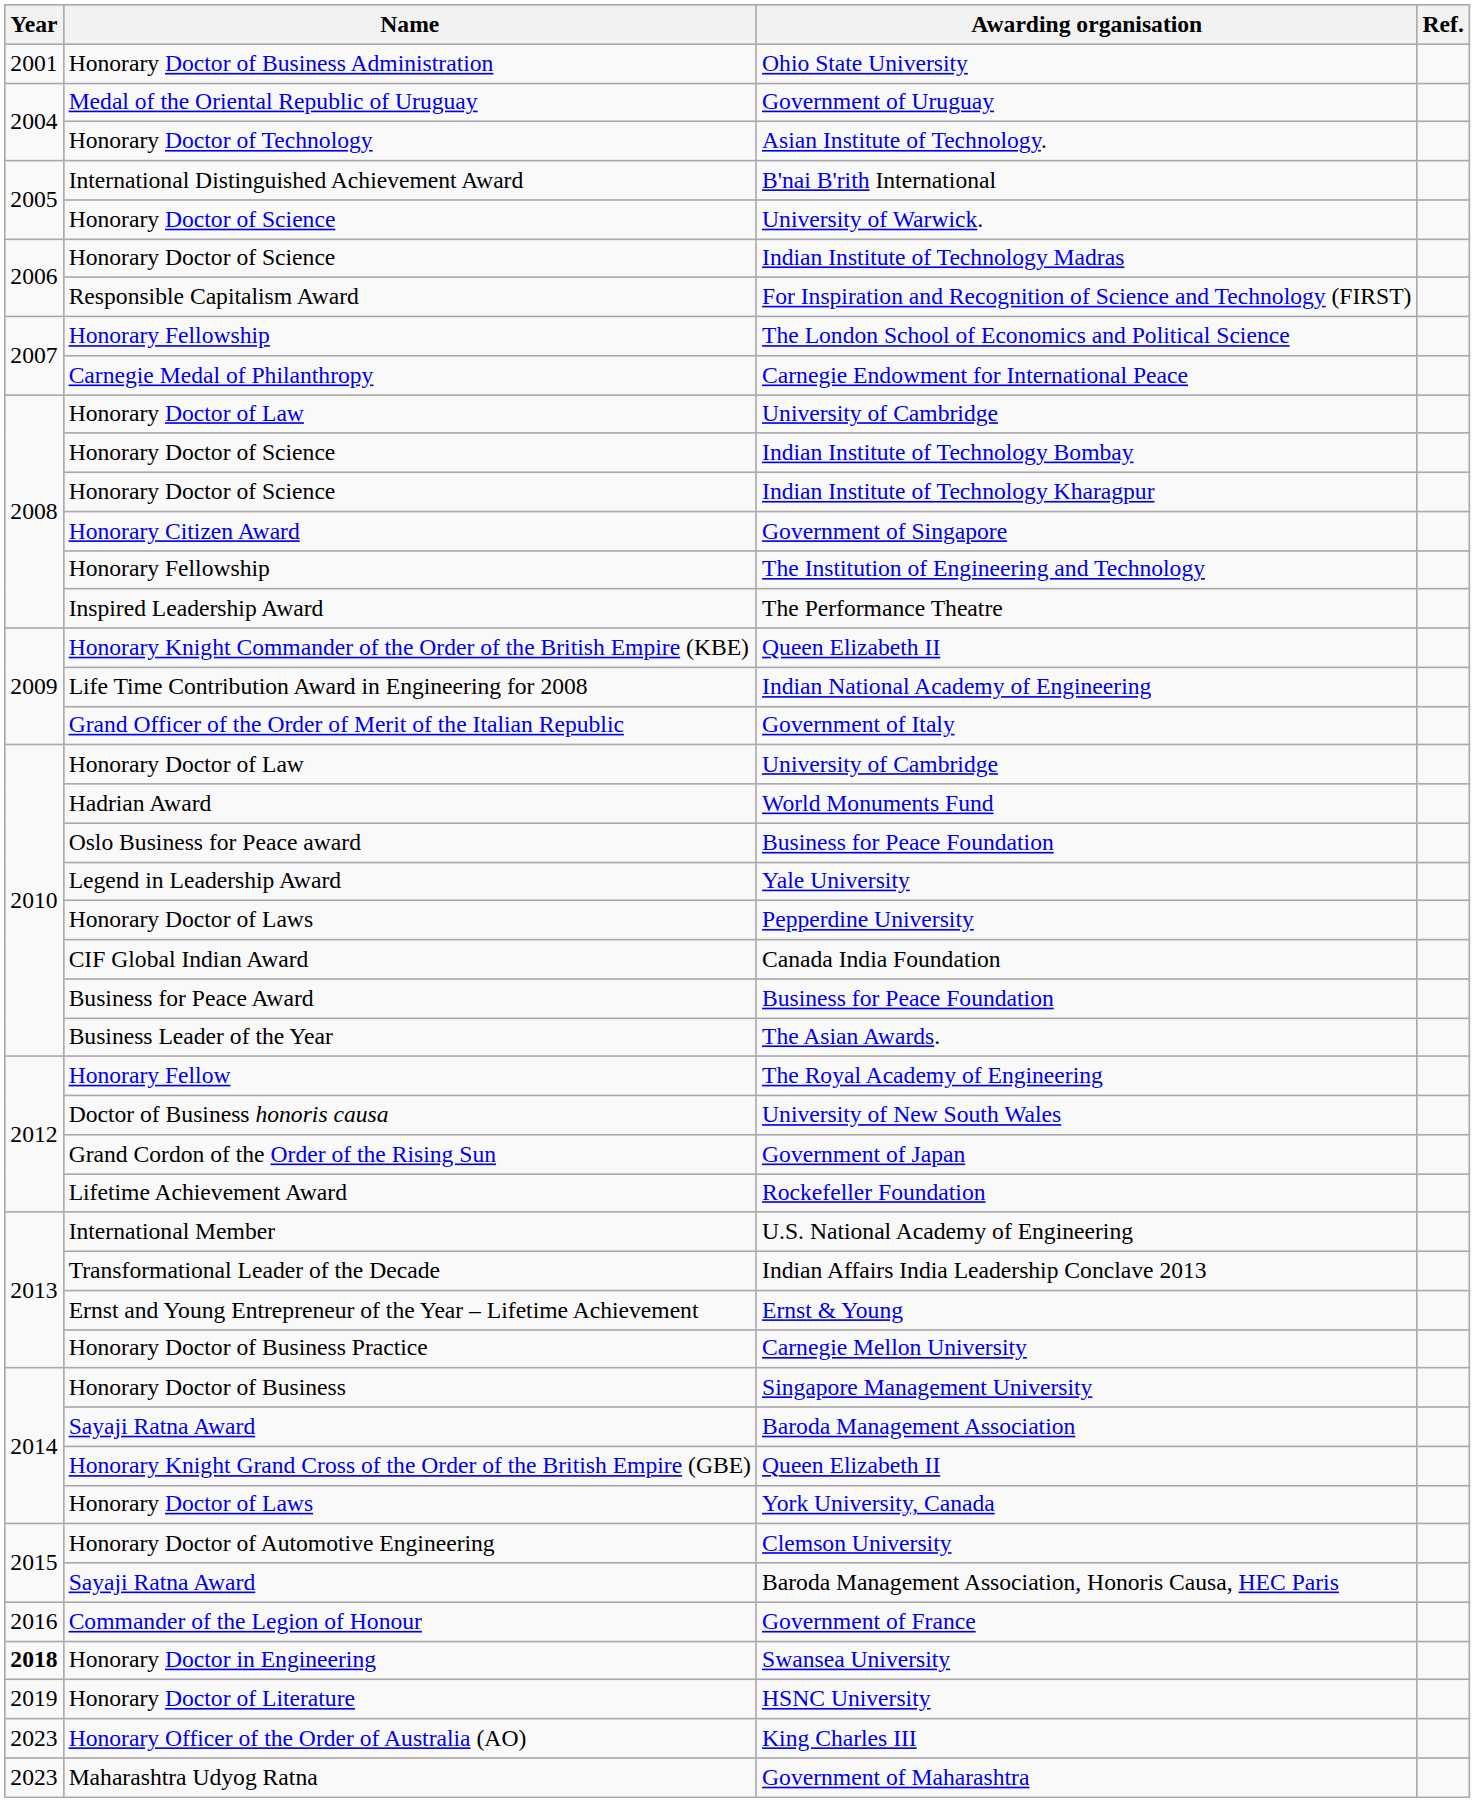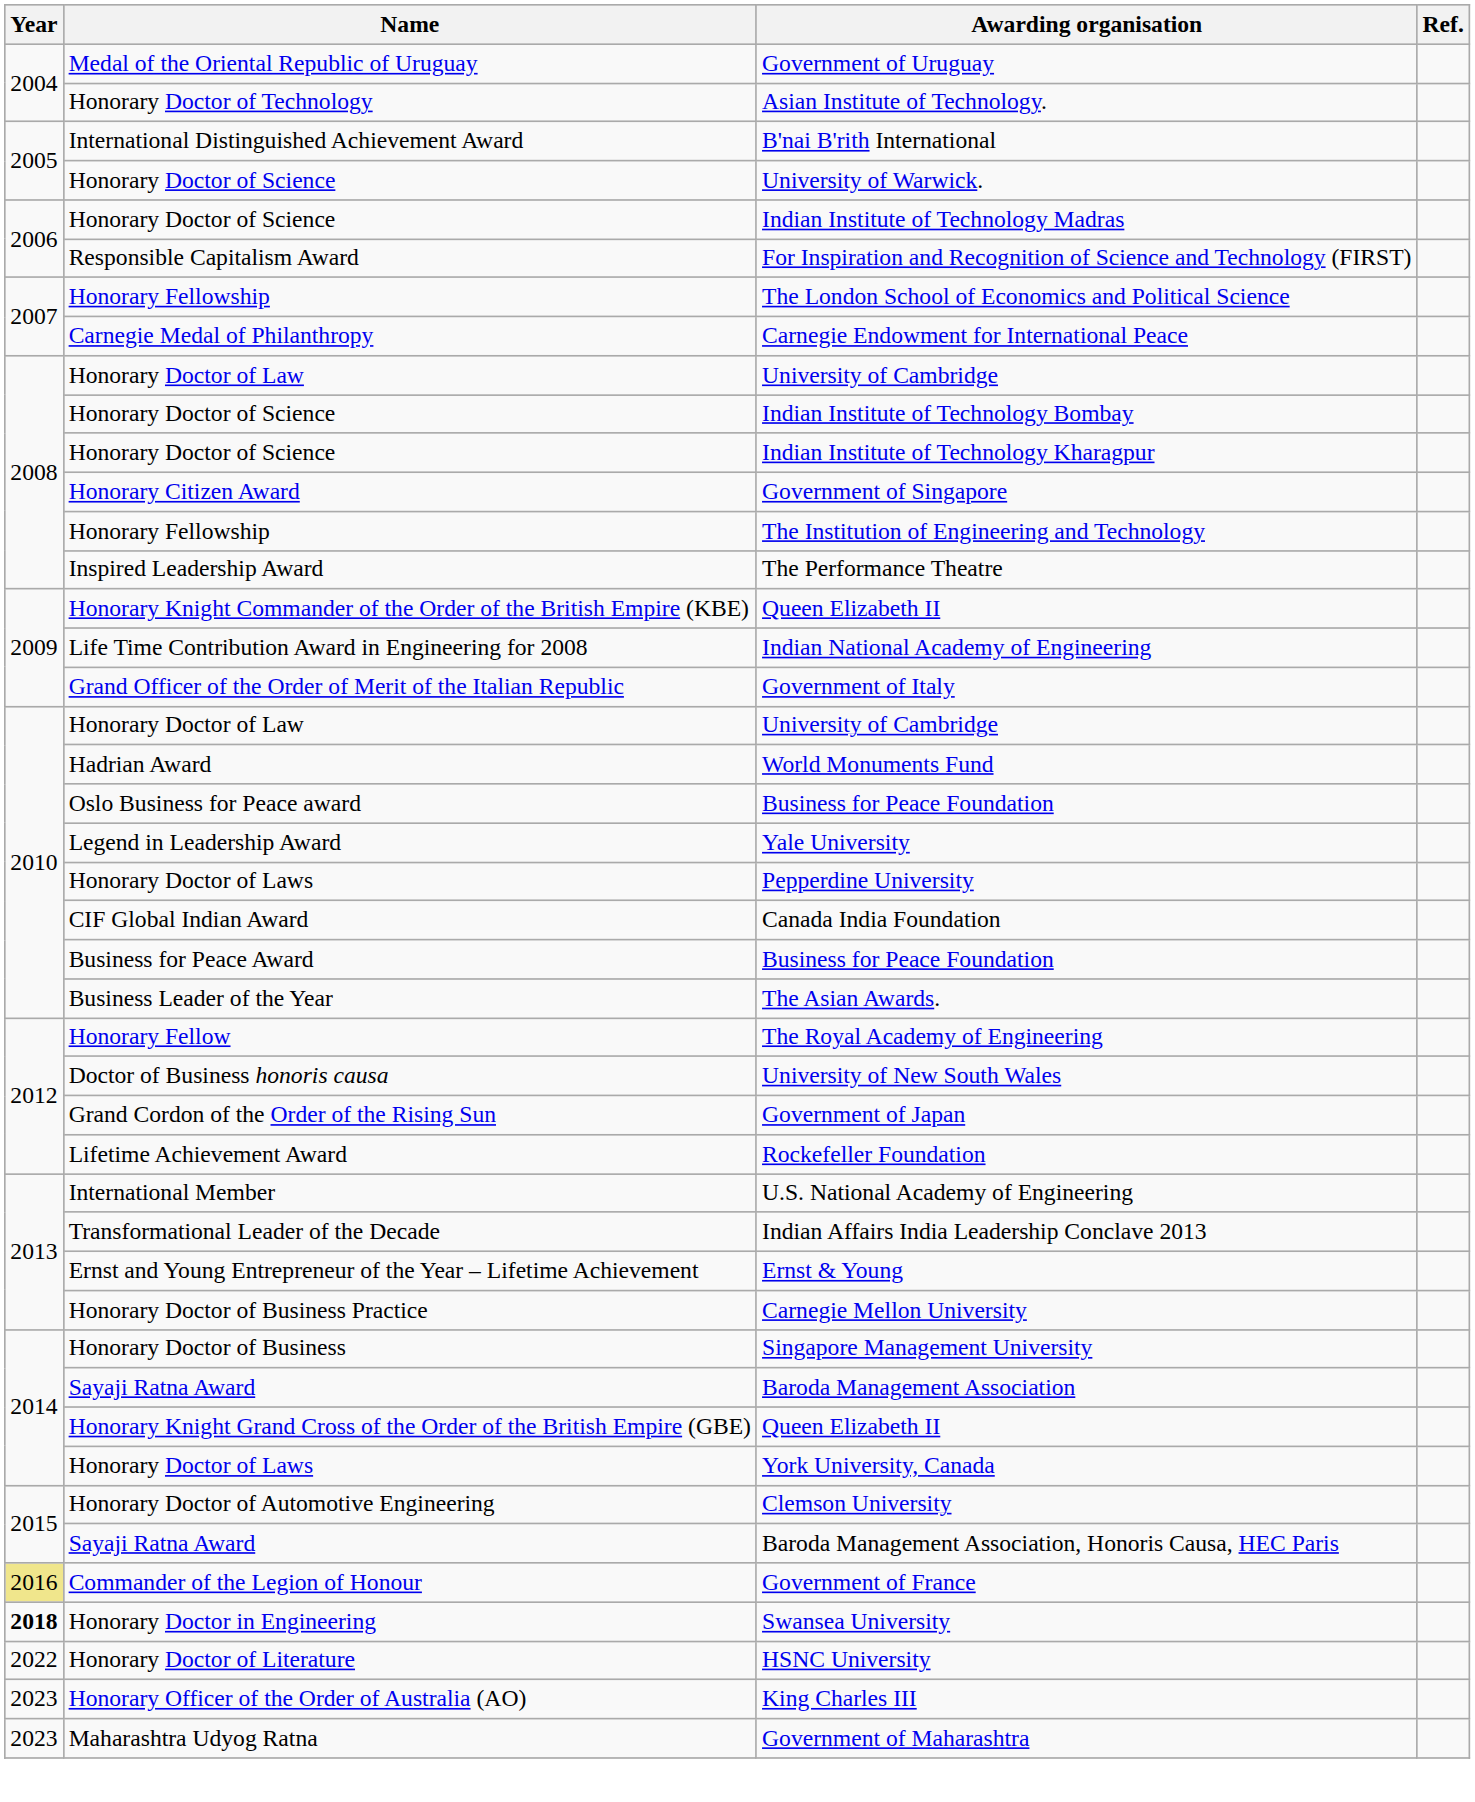- row: (281, 63)
(34, 1621) no background -> (34, 1582) khaki background
(34, 1699) 2019 -> (34, 1660) 2022
